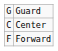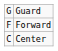rows swapped: (33, 39) <-> (31, 25)
